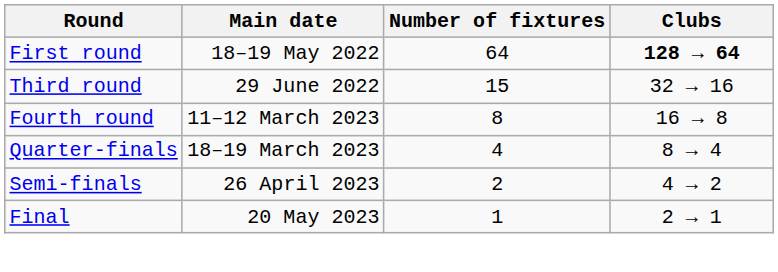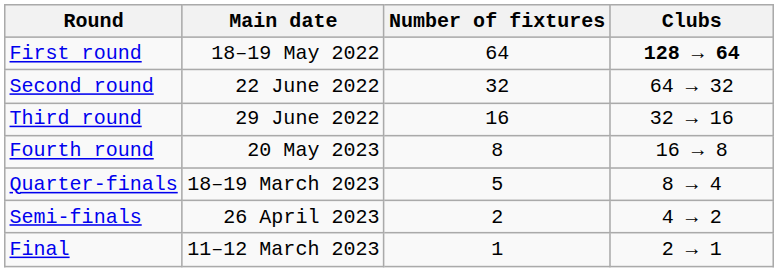+ row: (82, 86)
(497, 86) 15 -> (497, 119) 16
(283, 119) 11–12 March 2023 -> (313, 152) 20 May 2023
(497, 152) 4 -> (497, 184) 5
(313, 217) 20 May 2023 -> (283, 249) 11–12 March 2023
